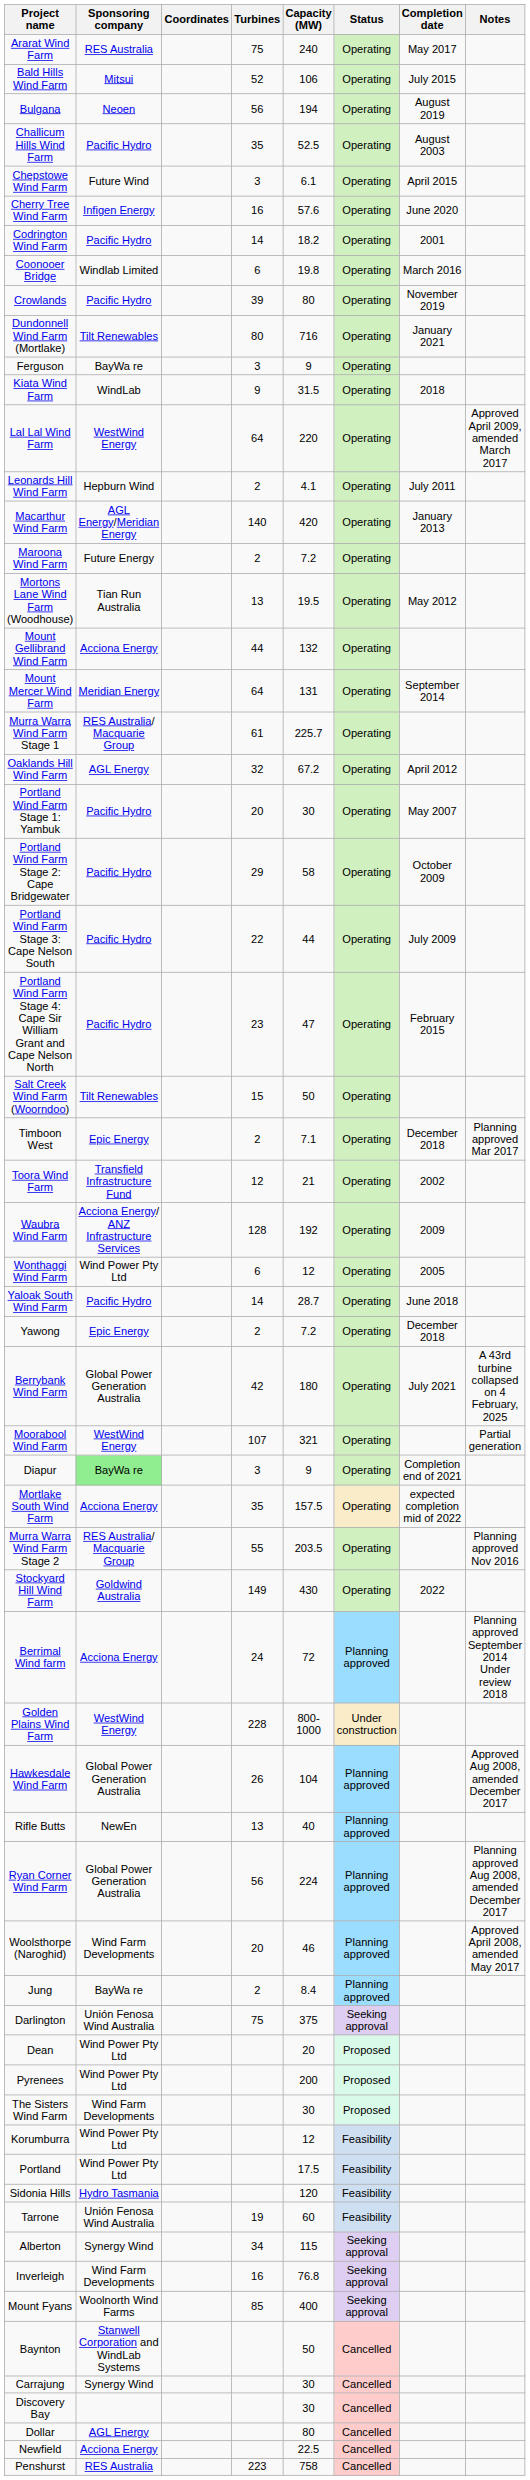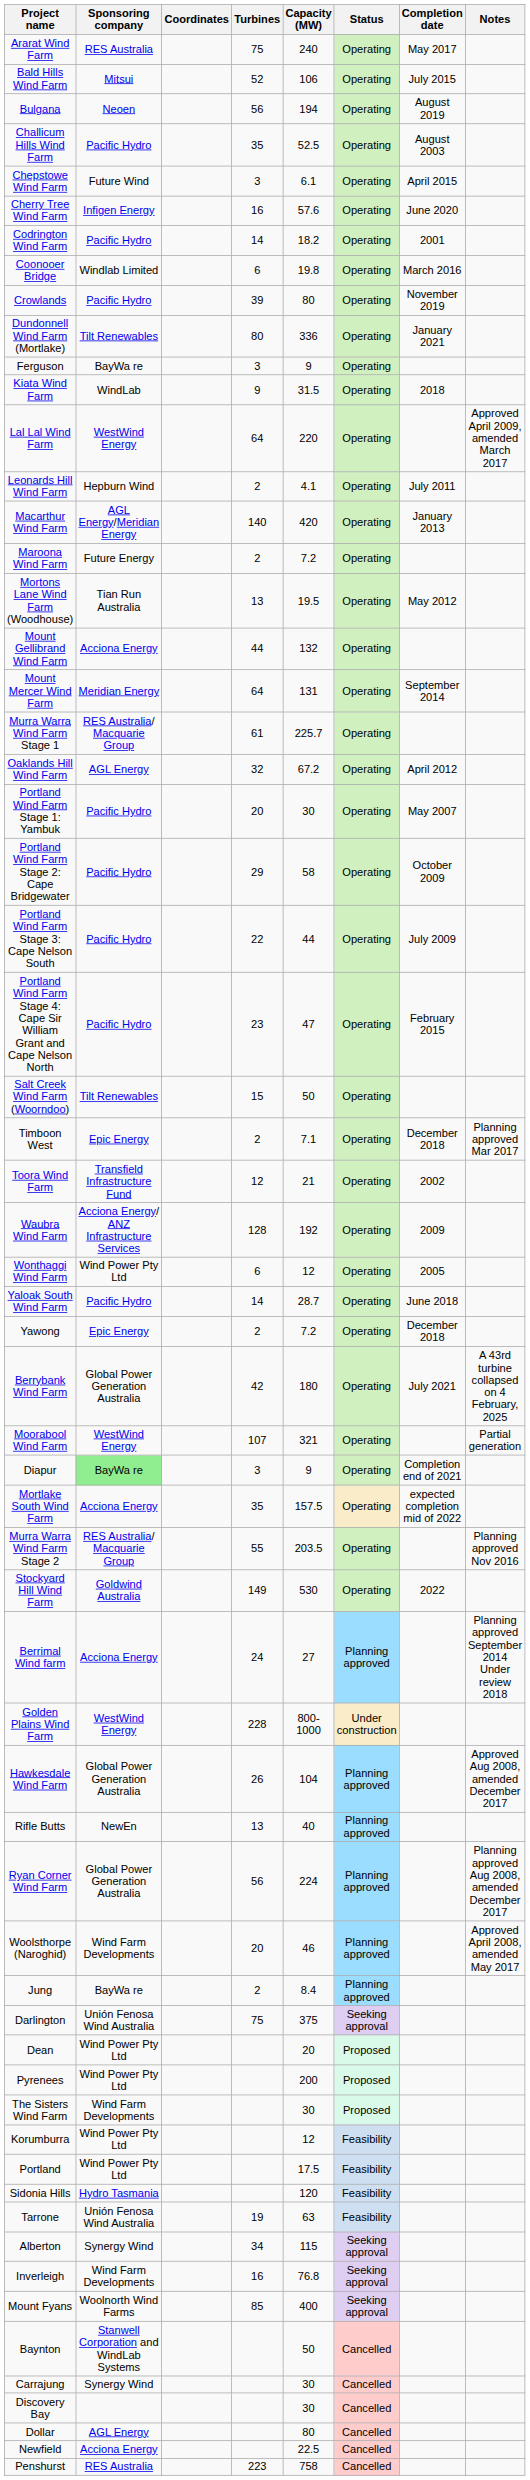(309, 337) 716 -> (309, 337) 336
(309, 1591) 430 -> (309, 1591) 530
(309, 1658) 72 -> (309, 1658) 27
(309, 2217) 60 -> (309, 2217) 63
